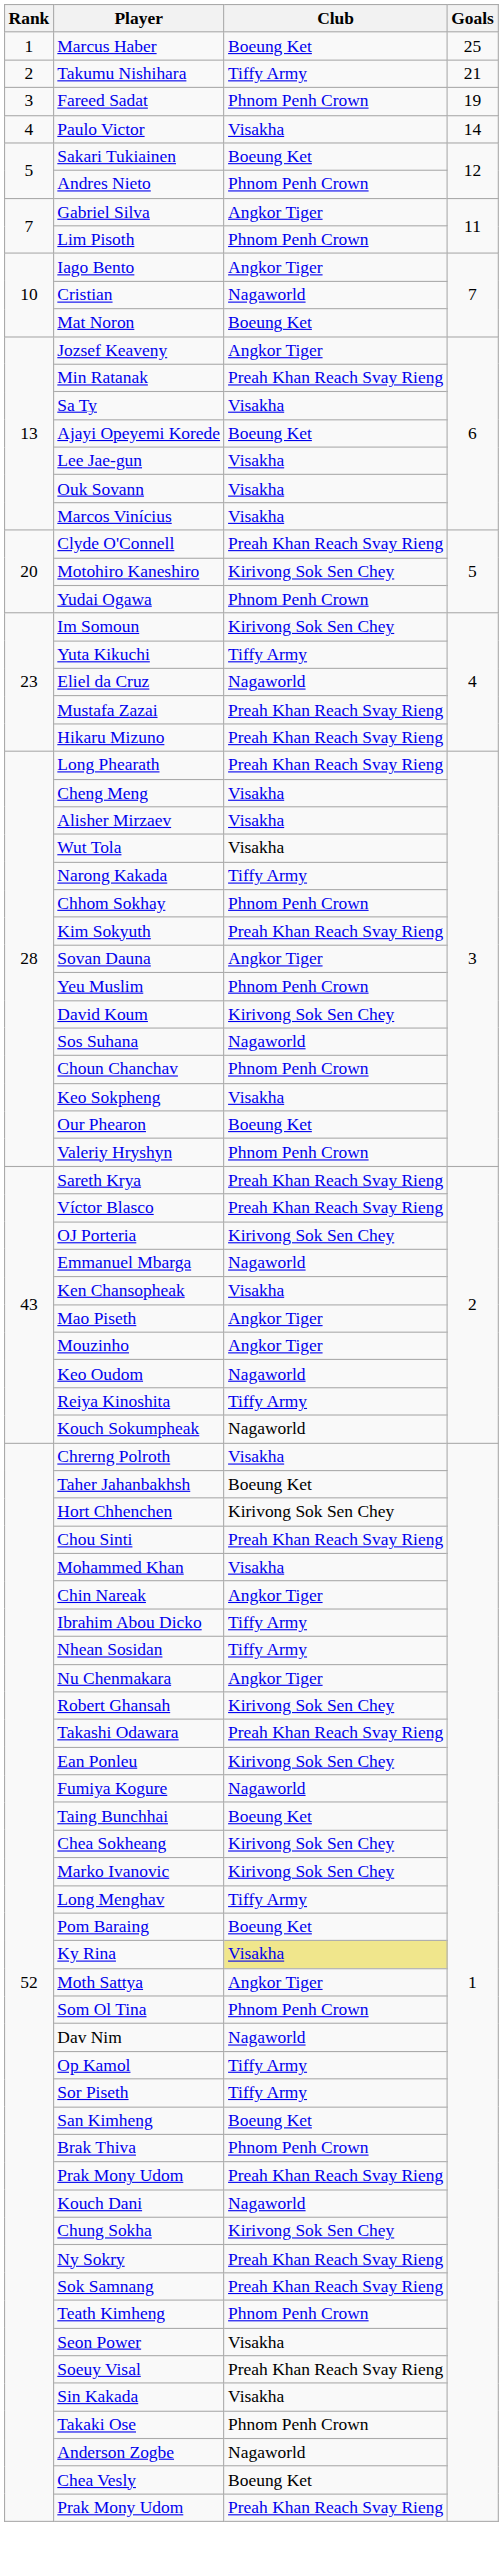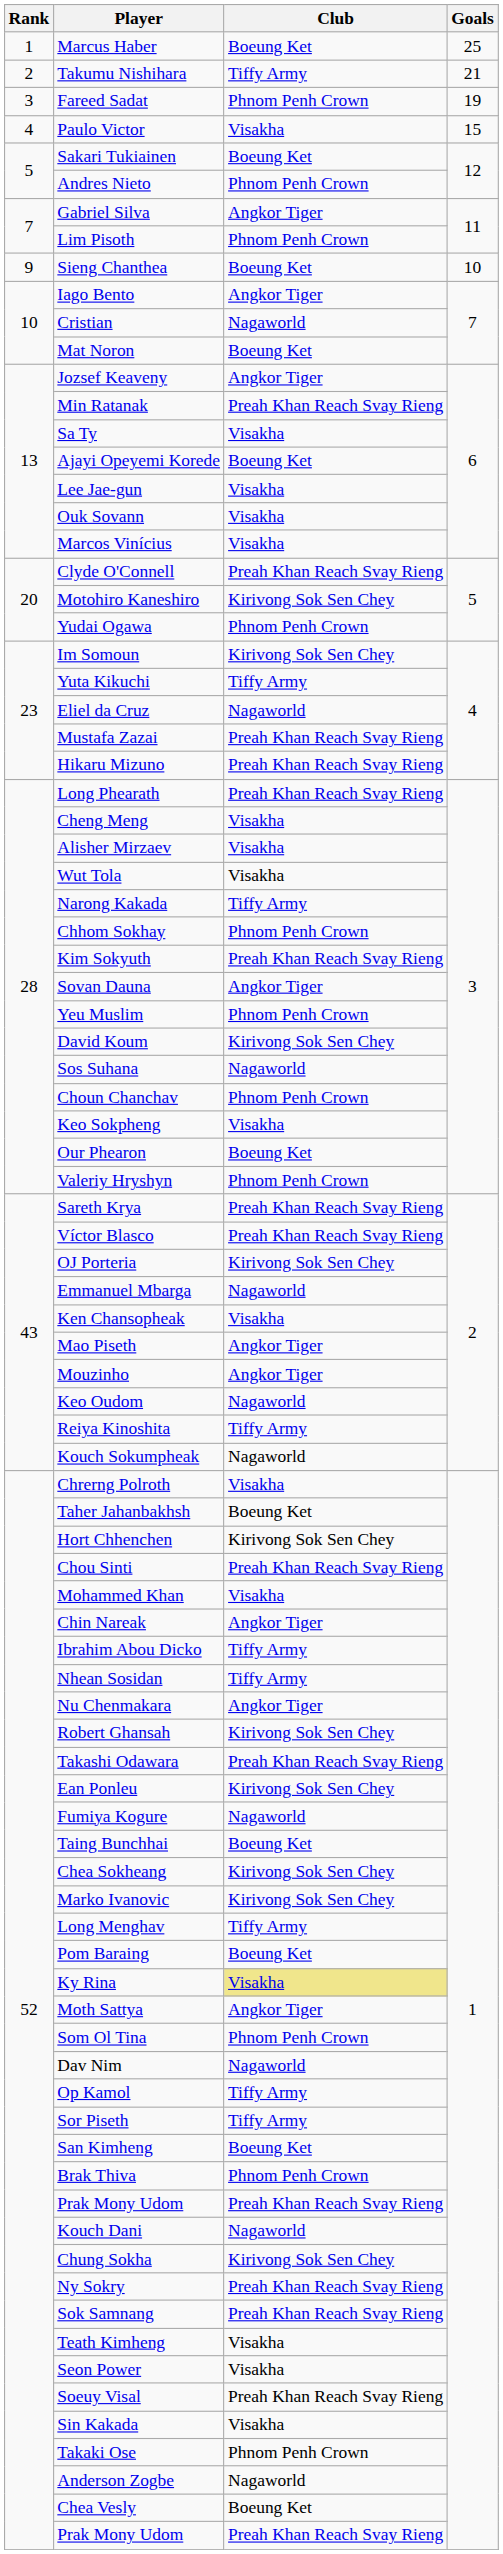(472, 128) 14 -> (472, 128) 15
+ row: (29, 267)
(298, 2314) Phnom Penh Crown -> (256, 2341) Visakha
